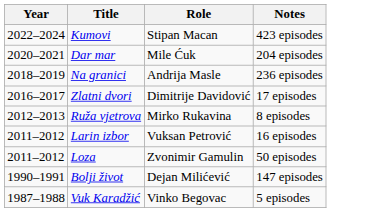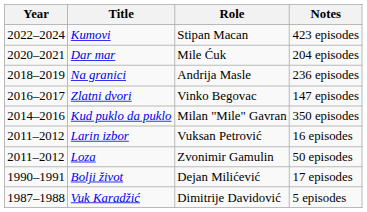(199, 95) Dimitrije Davidović -> (217, 95) Vinko Begovac
(286, 95) 17 episodes -> (326, 95) 147 episodes
+ row: (121, 116)
- row: (106, 116)
(290, 177) 147 episodes -> (323, 177) 17 episodes
(187, 197) Vinko Begovac -> (229, 197) Dimitrije Davidović
